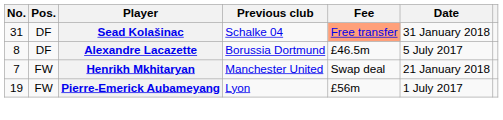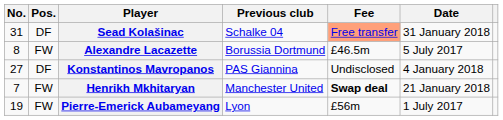(44, 50) DF -> (44, 50) FW
+ row: (141, 69)
(358, 69) normal -> (359, 87) bold
